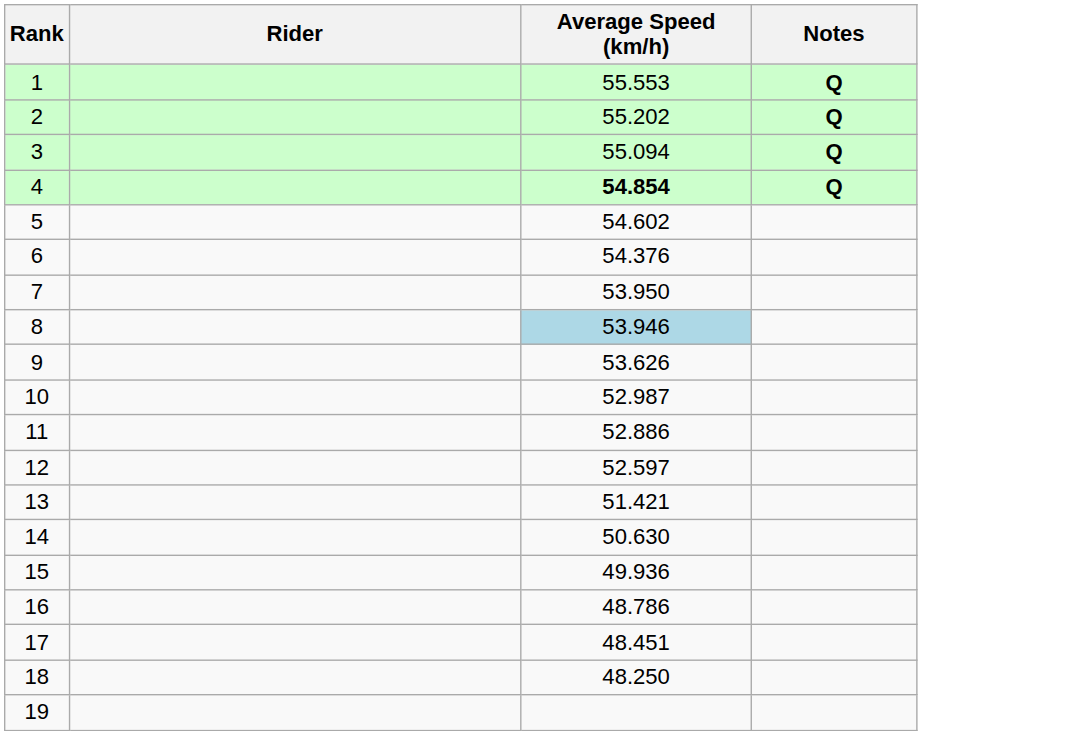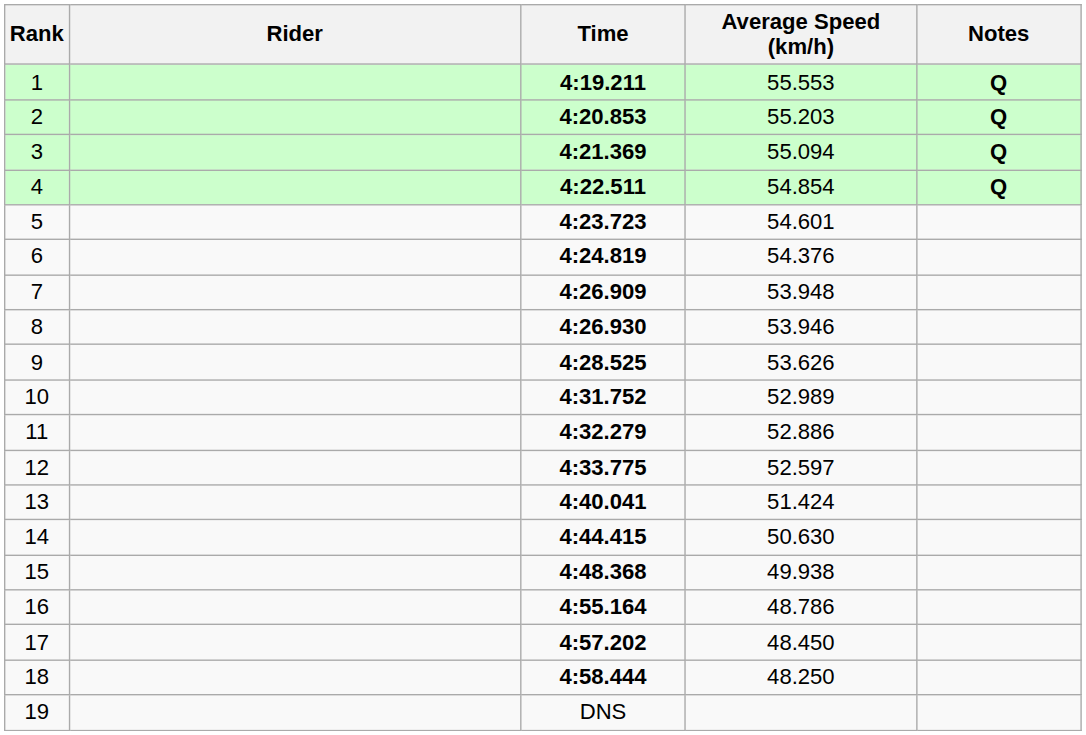+ column: (603, 34)
(636, 116) 55.202 -> (801, 116) 55.203
(636, 186) bold -> (801, 186) normal
(636, 221) 54.602 -> (801, 221) 54.601
(636, 291) 53.950 -> (801, 291) 53.948
(636, 326) lightblue background -> (801, 326) no background
(636, 397) 52.987 -> (801, 397) 52.989
(636, 502) 51.421 -> (801, 502) 51.424
(636, 572) 49.936 -> (801, 572) 49.938
(636, 642) 48.451 -> (801, 642) 48.450
